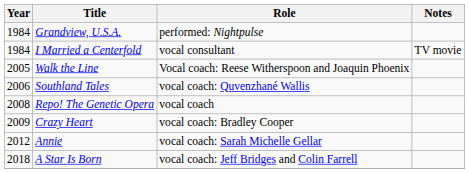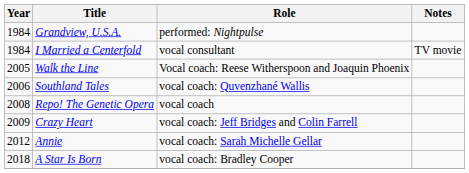(226, 123) vocal coach: Bradley Cooper -> (258, 123) vocal coach: Jeff Bridges and Colin Farrell
(258, 159) vocal coach: Jeff Bridges and Colin Farrell -> (226, 159) vocal coach: Bradley Cooper
